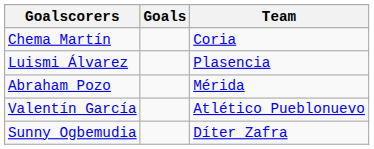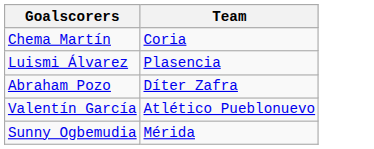- column: (165, 16)
(219, 86) Mérida -> (191, 86) Díter Zafra
(240, 133) Díter Zafra -> (169, 133) Mérida
